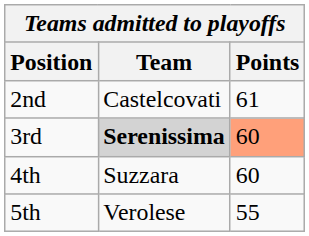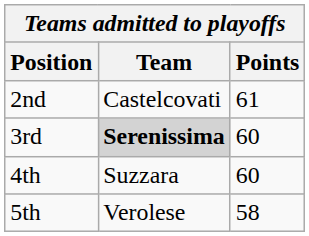(248, 136) lightsalmon background -> (248, 136) no background
(248, 212) 55 -> (248, 212) 58
